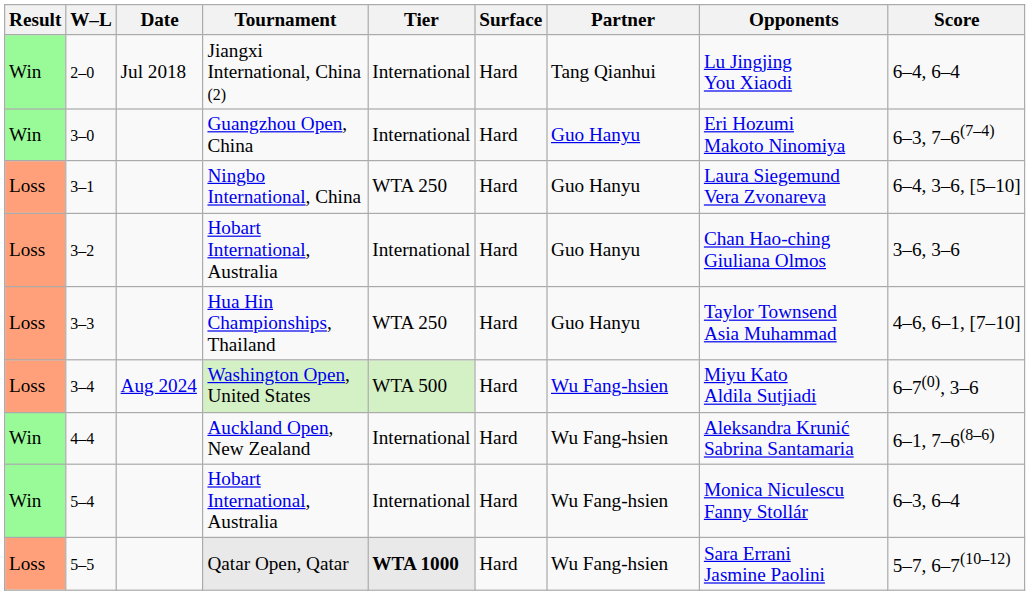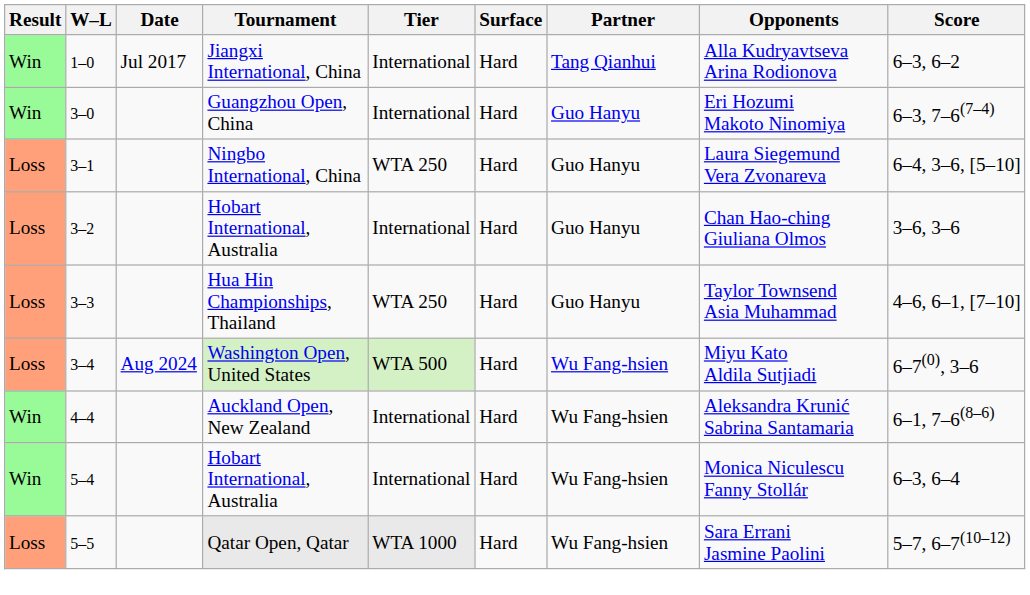+ row: (82, 62)
- row: (82, 72)
(416, 563) bold -> (414, 542) normal
